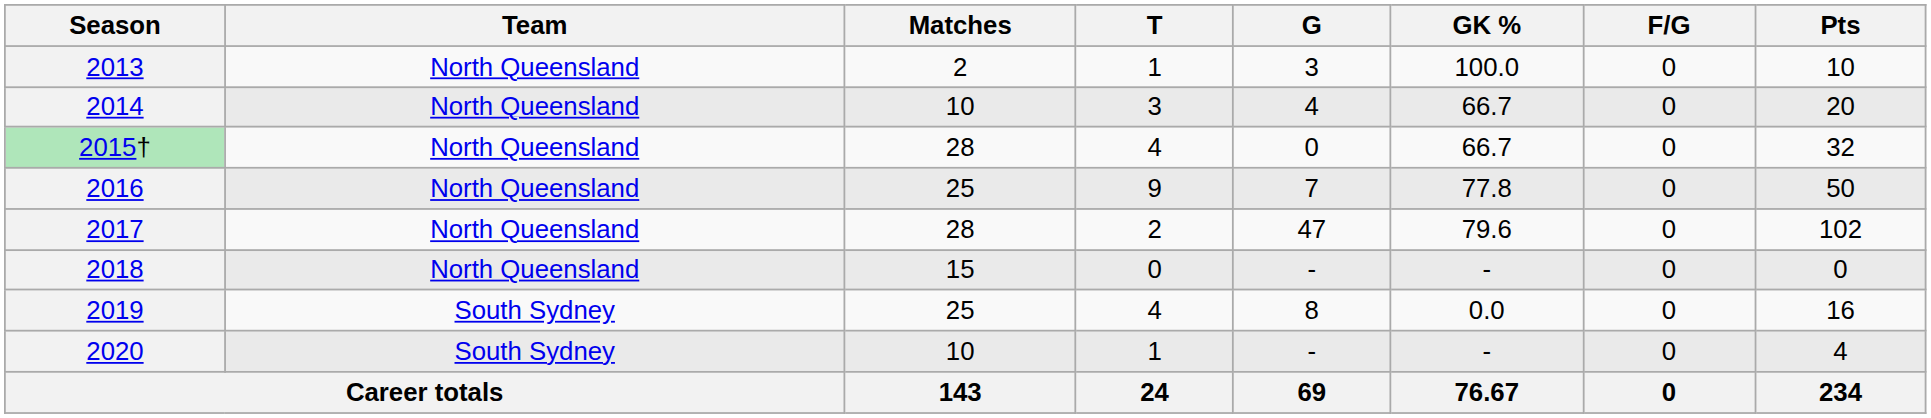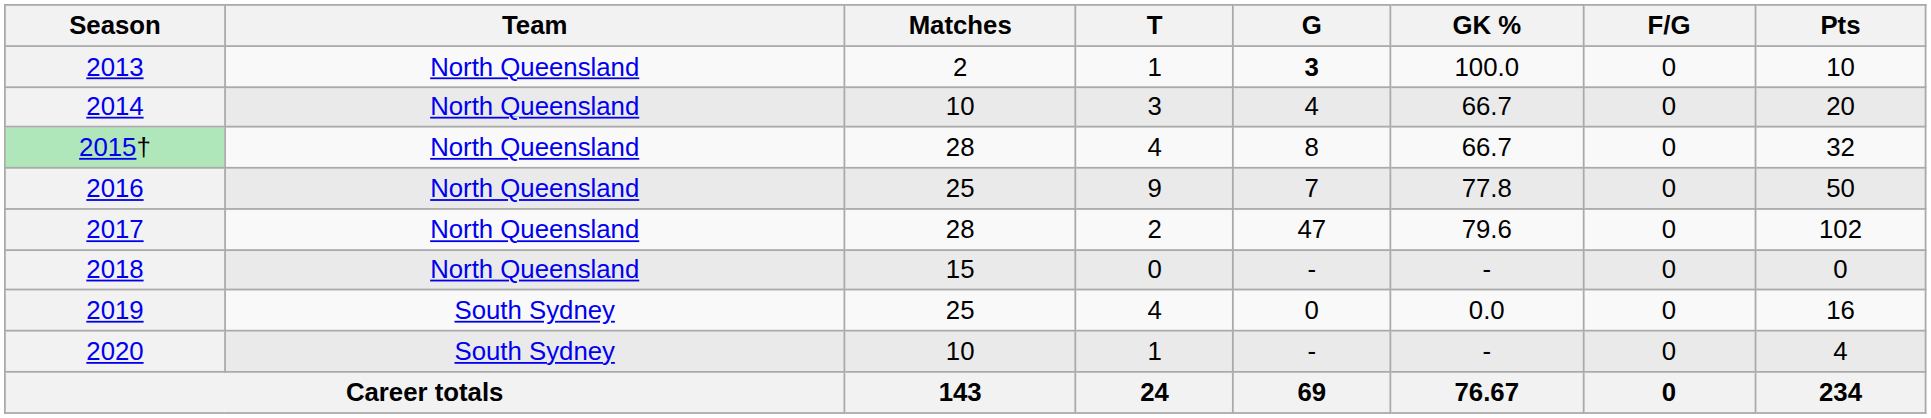(1312, 66) normal -> (1312, 66) bold
(1312, 148) 0 -> (1312, 148) 8
(1312, 311) 8 -> (1312, 311) 0
